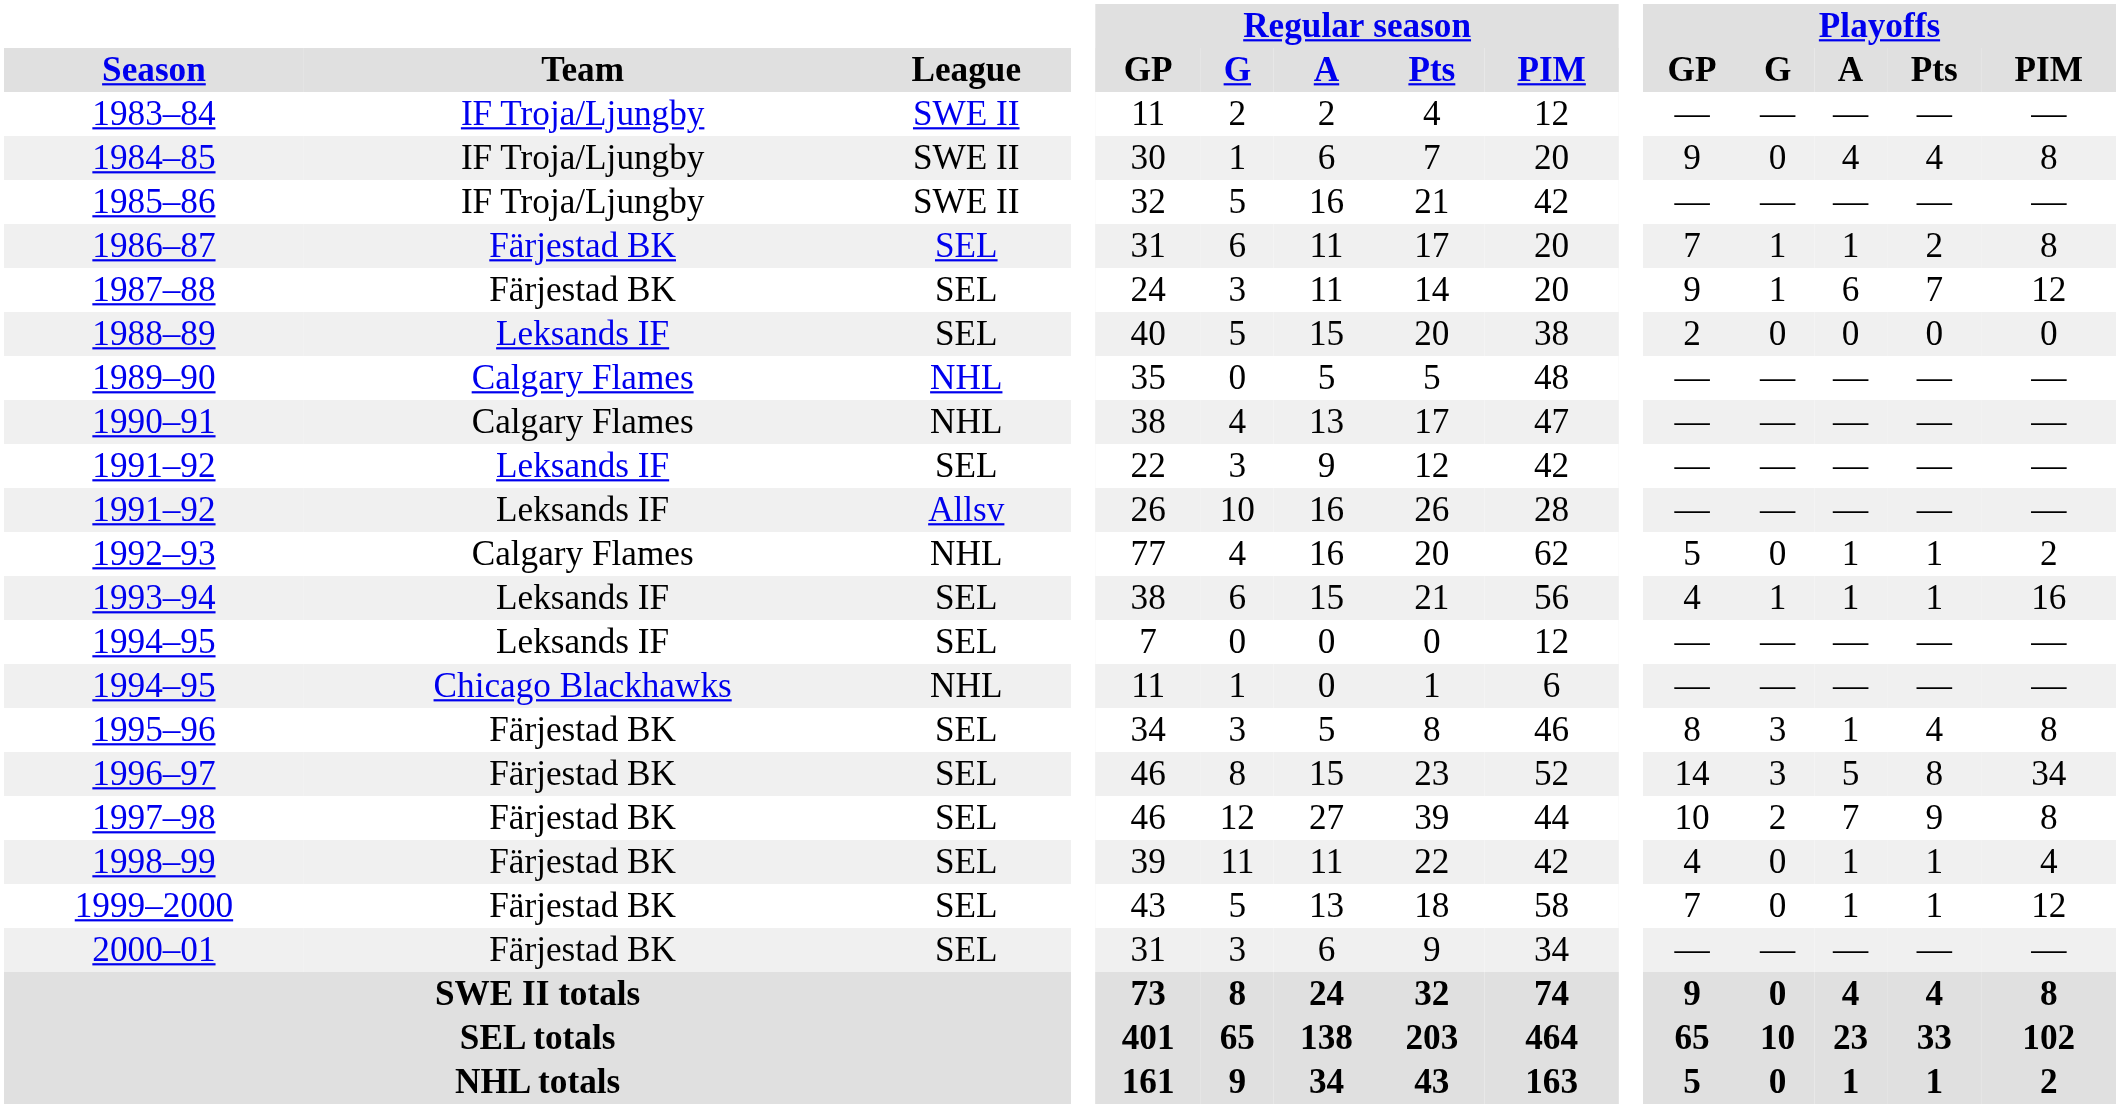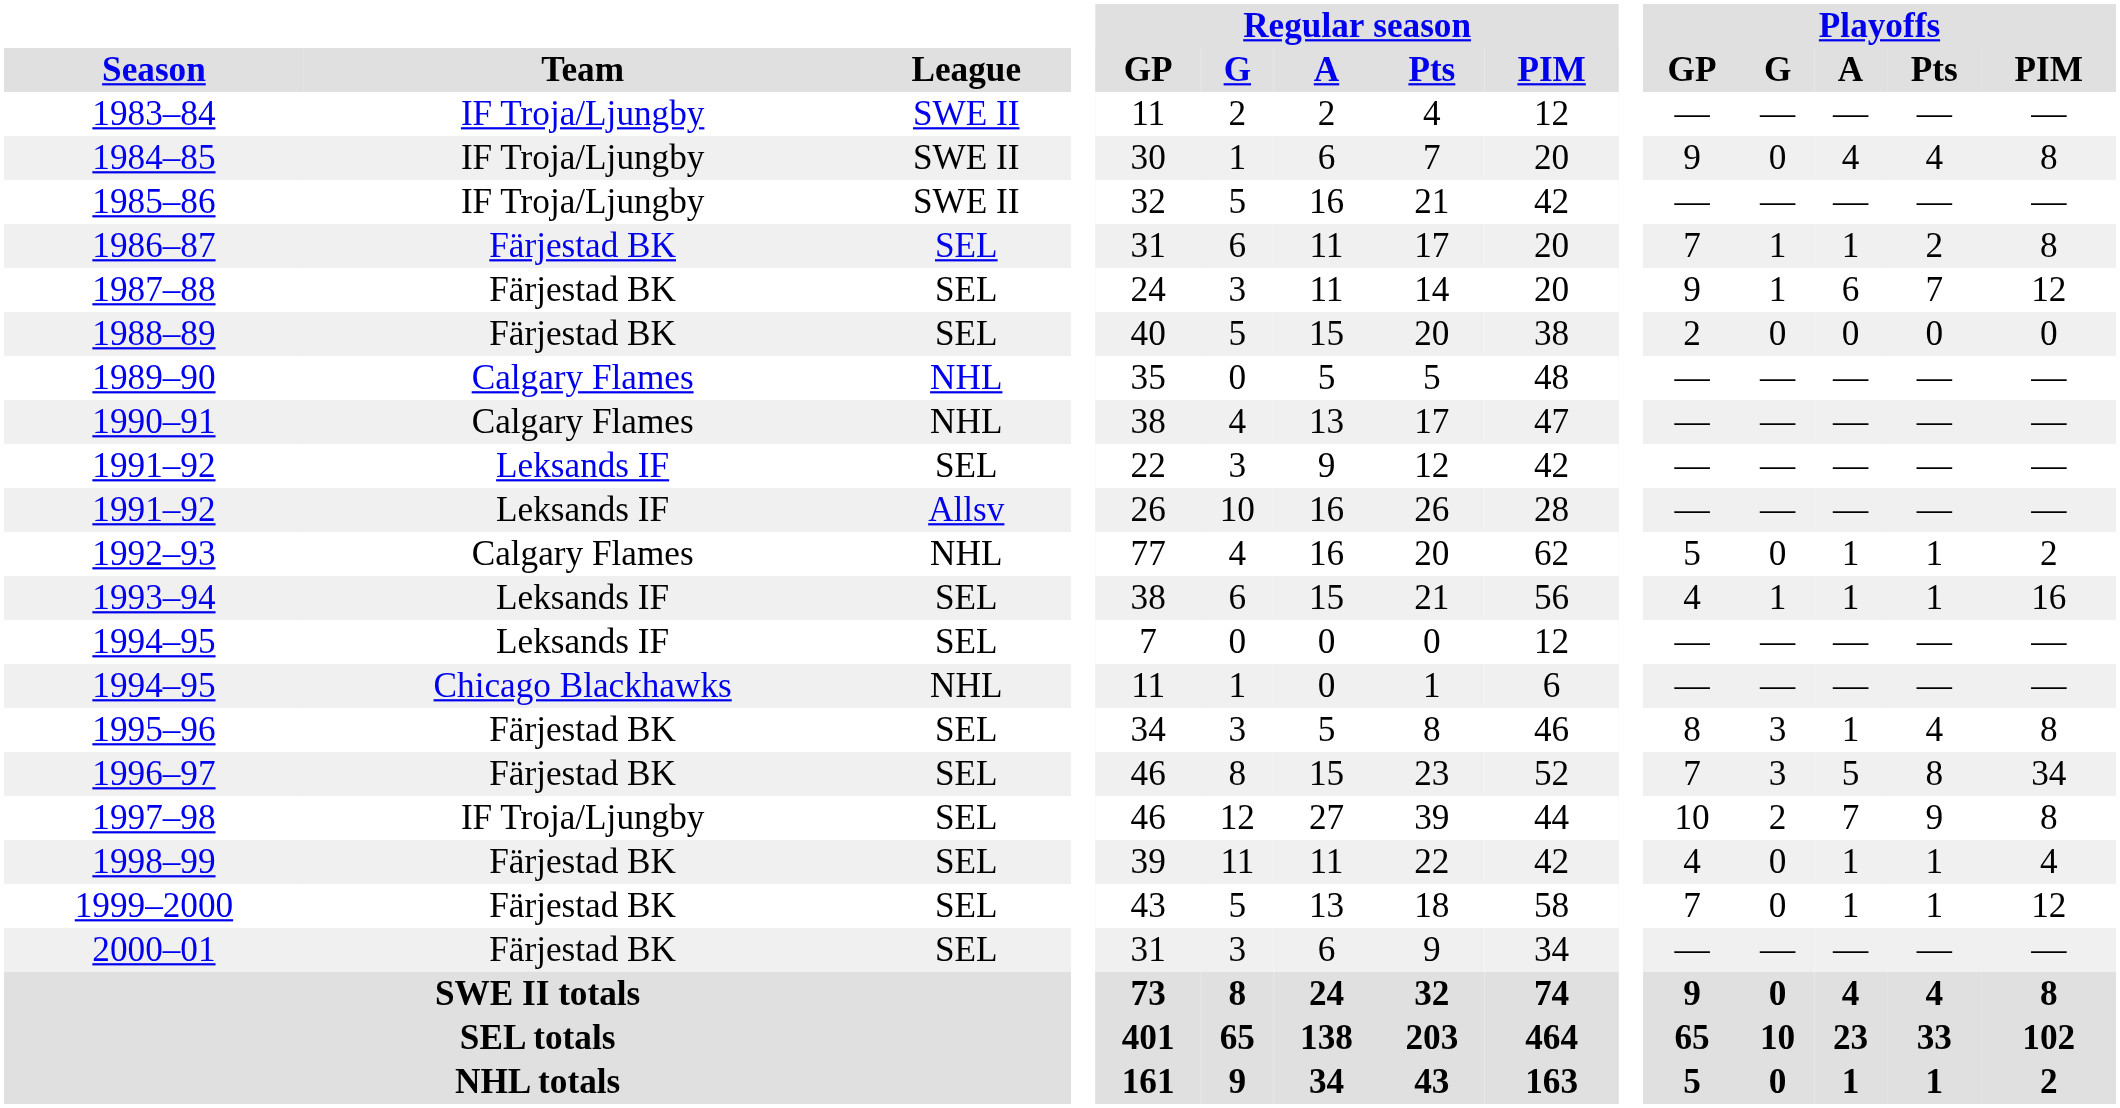(583, 333) Leksands IF -> (583, 333) Färjestad BK
(1692, 773) 14 -> (1692, 773) 7
(583, 817) Färjestad BK -> (583, 817) IF Troja/Ljungby
